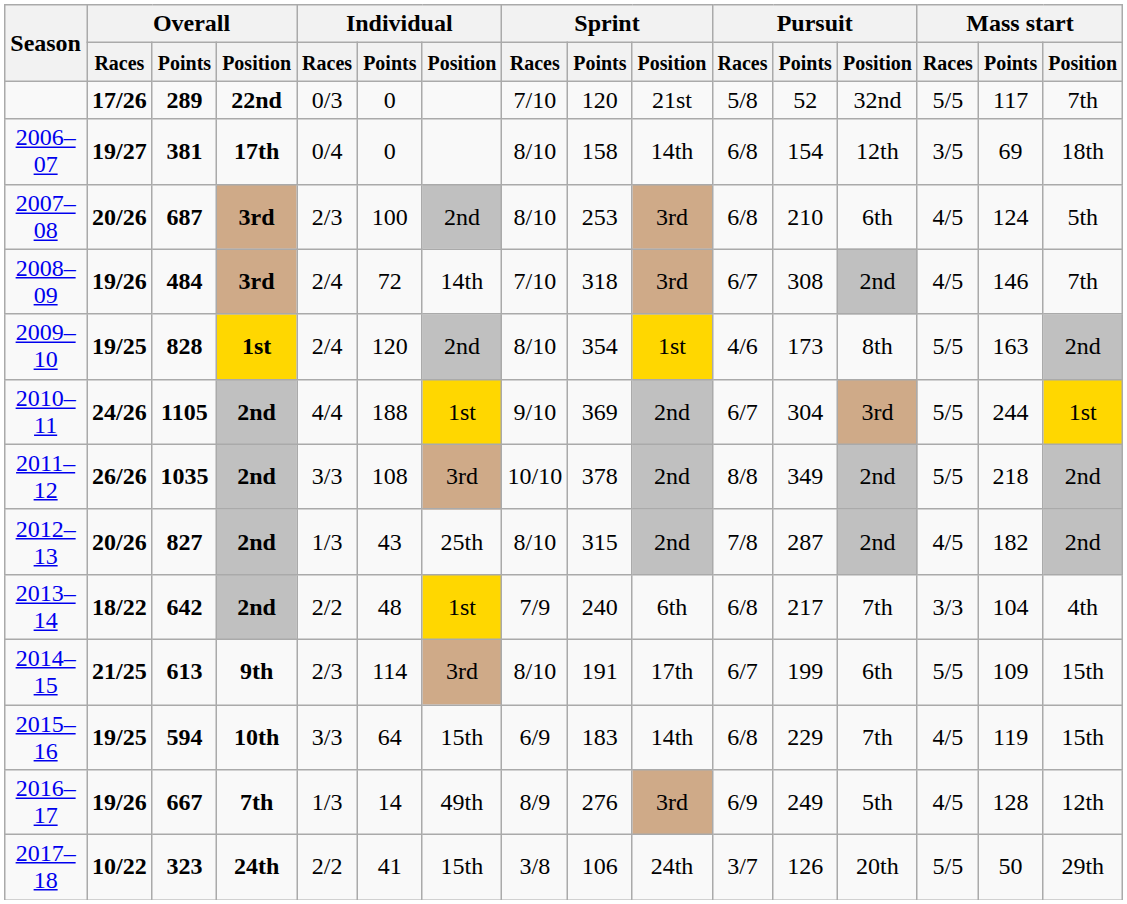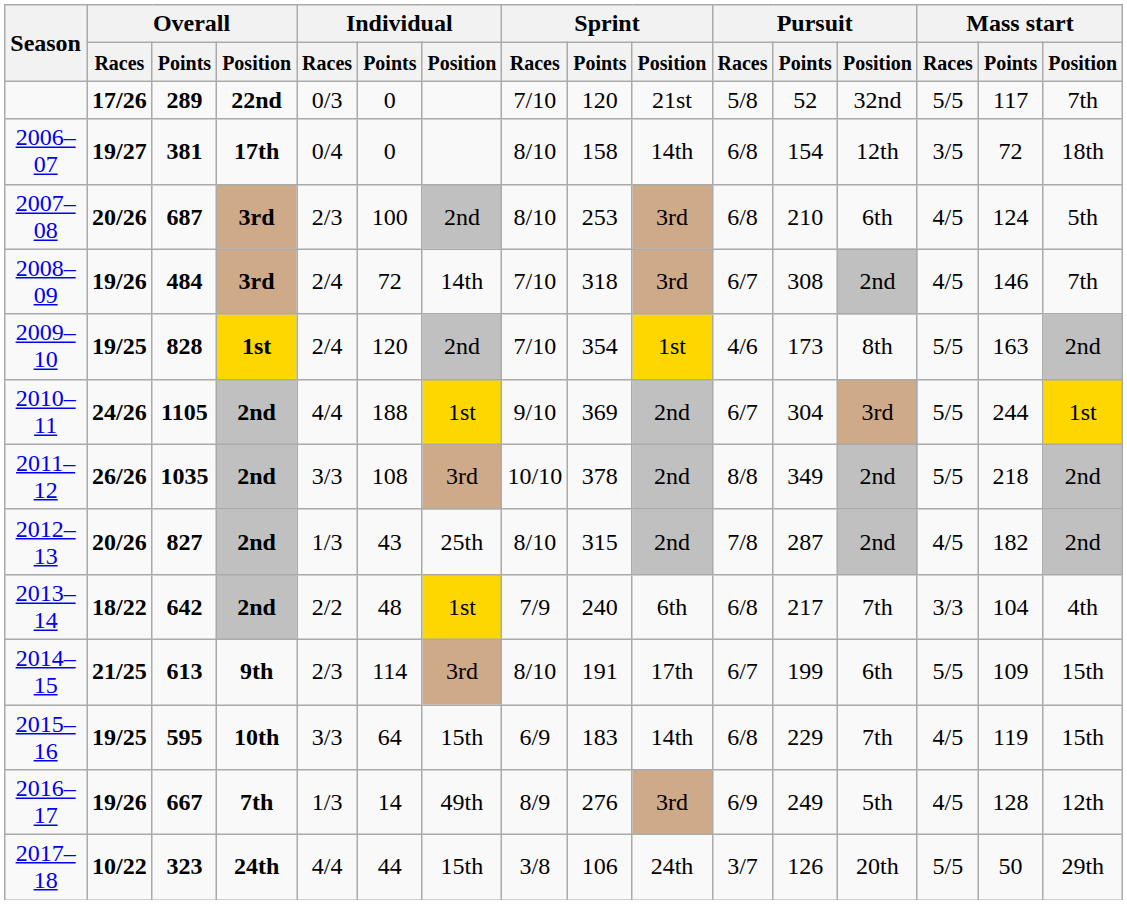(1011, 151) 69 -> (1011, 151) 72
(535, 346) 8/10 -> (535, 346) 7/10
(184, 736) 594 -> (184, 736) 595
(327, 866) 2/2 -> (327, 866) 4/4
(390, 866) 41 -> (390, 866) 44
